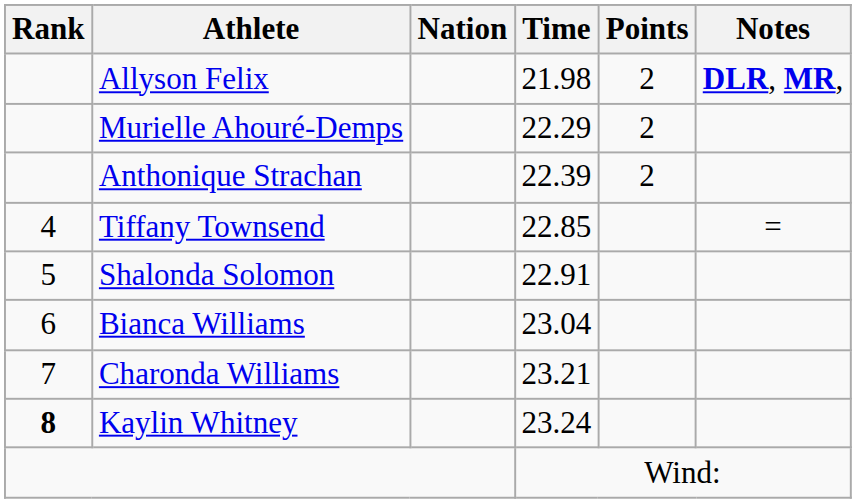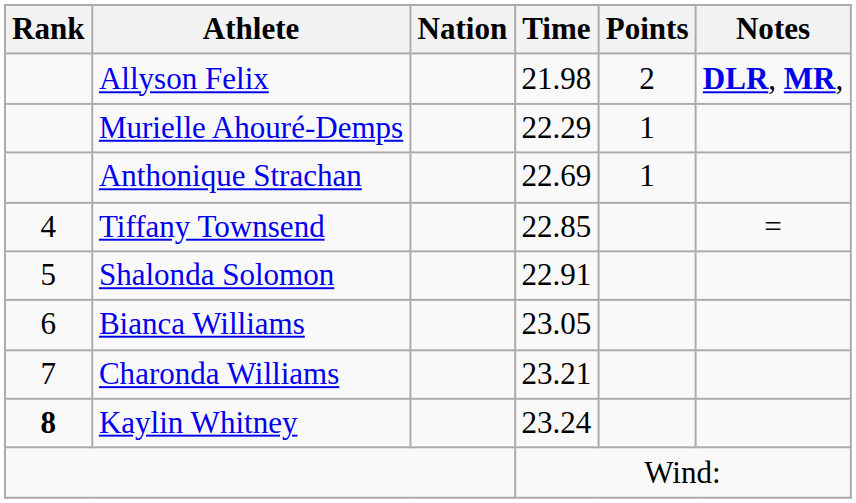(647, 127) 2 -> (647, 127) 1
(556, 176) 22.39 -> (556, 176) 22.69
(647, 176) 2 -> (647, 176) 1
(556, 324) 23.04 -> (556, 324) 23.05
